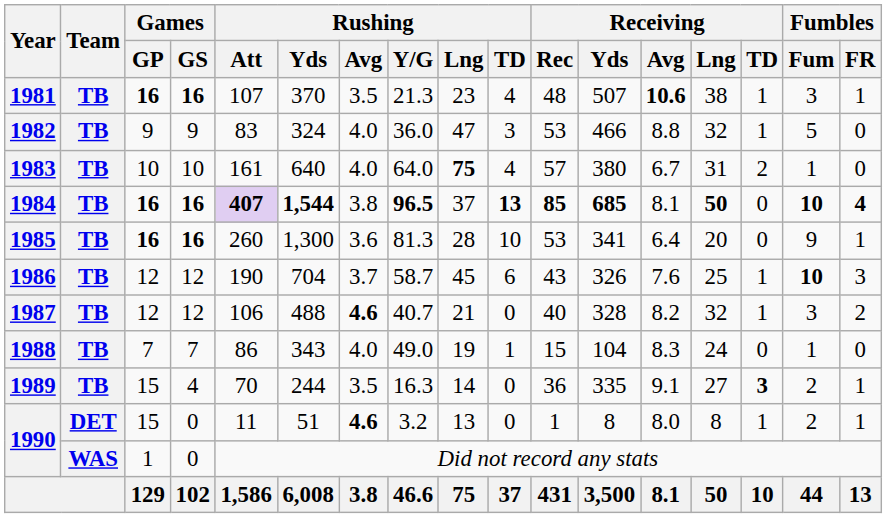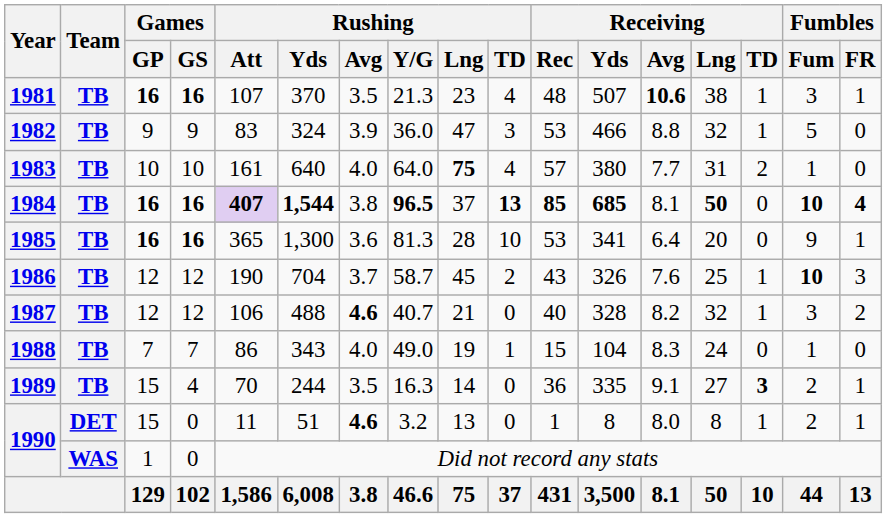(363, 131) 4.0 -> (363, 131) 3.9
(666, 167) 6.7 -> (666, 167) 7.7
(246, 240) 260 -> (246, 240) 365
(510, 276) 6 -> (510, 276) 2
